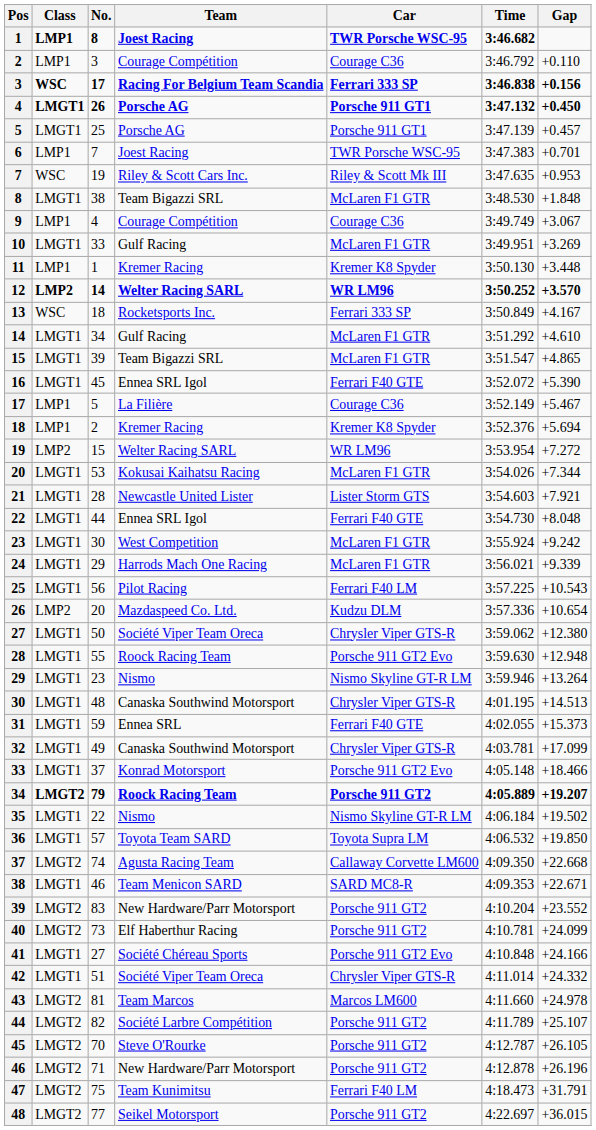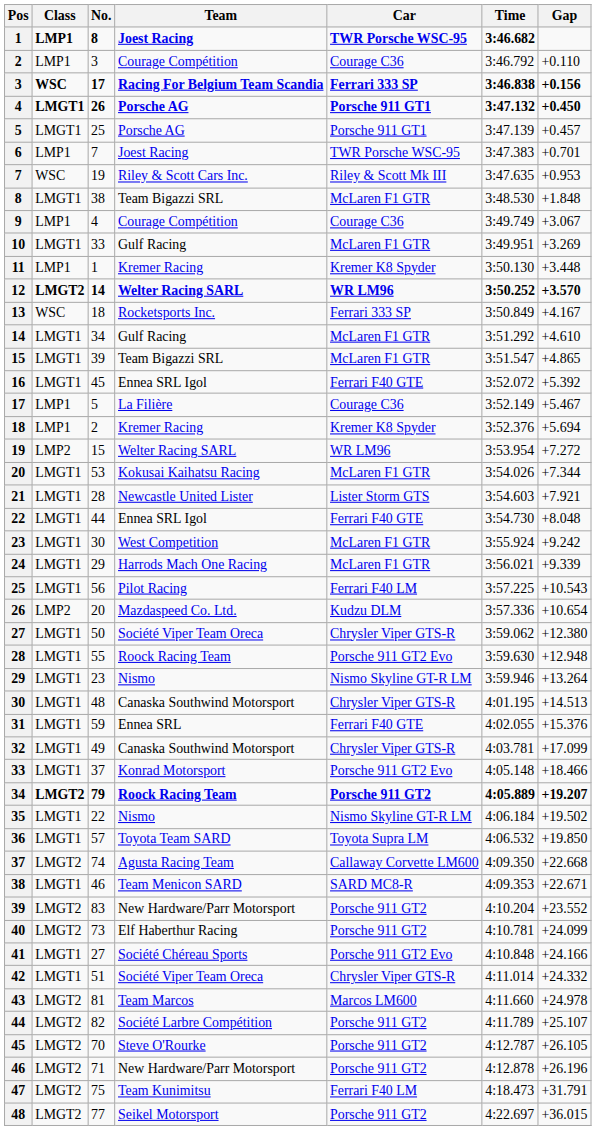(54, 290) LMP2 -> (60, 290) LMGT2
(561, 381) +5.390 -> (561, 381) +5.392
(564, 725) +15.373 -> (564, 725) +15.376
